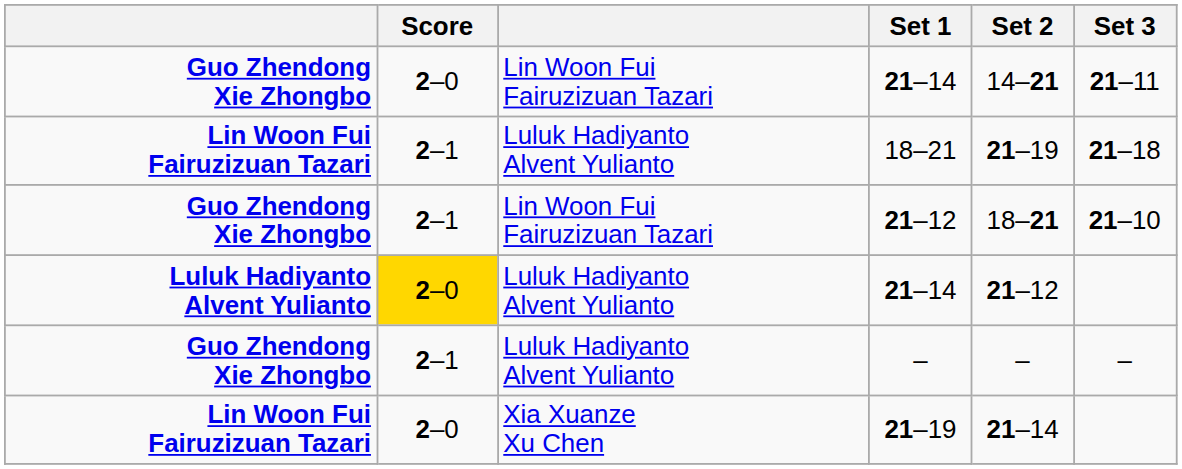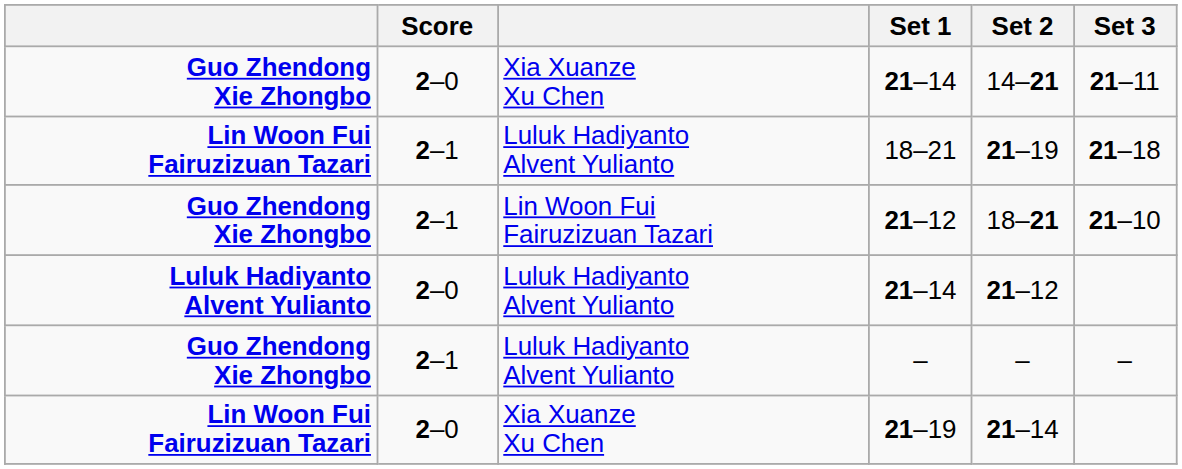(608, 81) Lin Woon Fui Fairuzizuan Tazari -> (570, 81) Xia Xuanze Xu Chen
(437, 290) gold background -> (437, 290) no background
